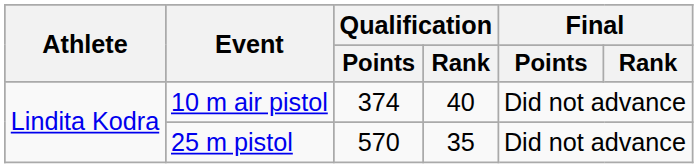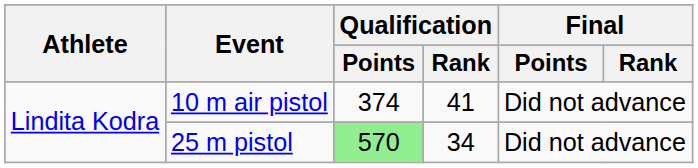(461, 103) 40 -> (461, 103) 41
(379, 142) no background -> (379, 142) lightgreen background
(461, 142) 35 -> (461, 142) 34
